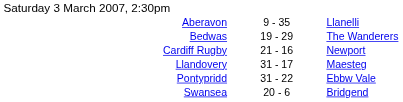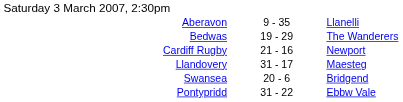rows swapped: (202, 78) <-> (205, 92)
